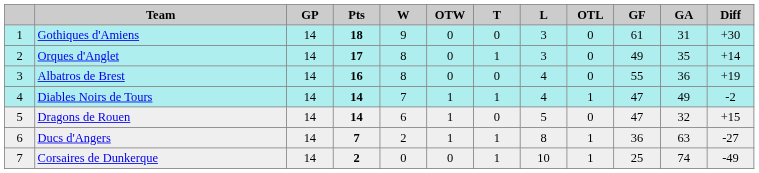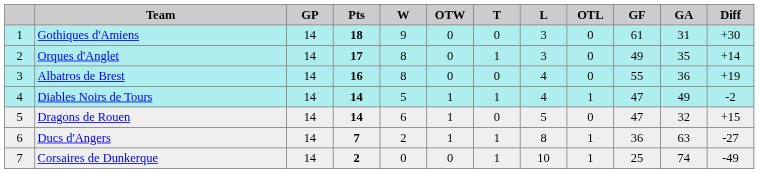(403, 96) 7 -> (403, 96) 5
